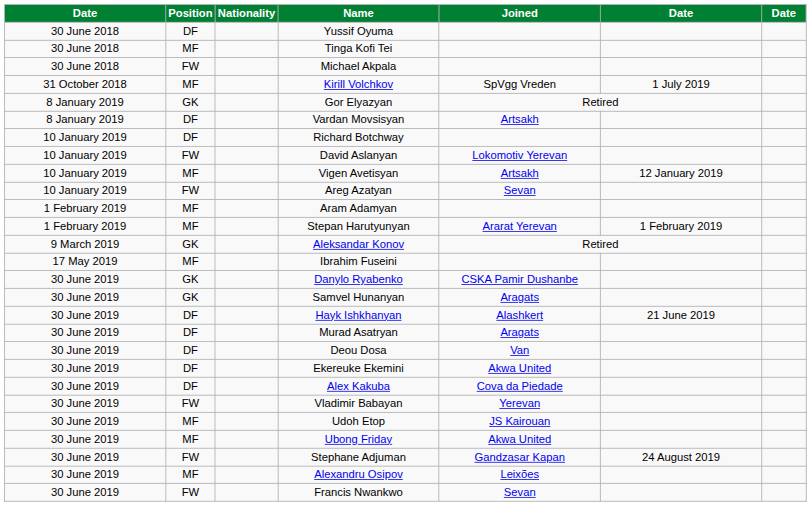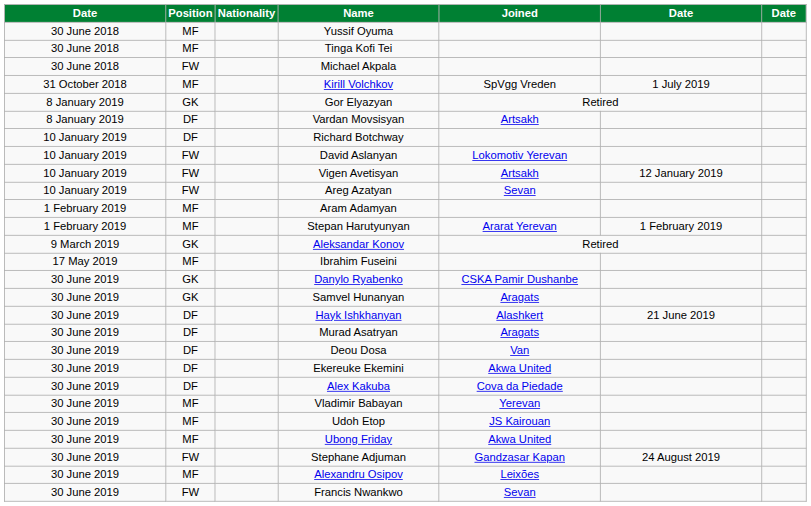(190, 31) DF -> (190, 31) MF
(190, 173) MF -> (190, 173) FW
(190, 404) FW -> (190, 404) MF
